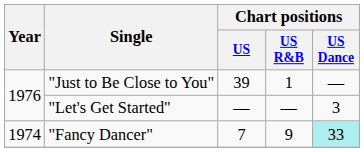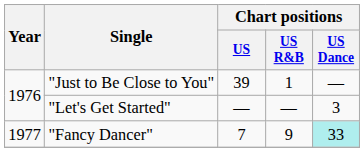(25, 134) 1974 -> (25, 134) 1977
